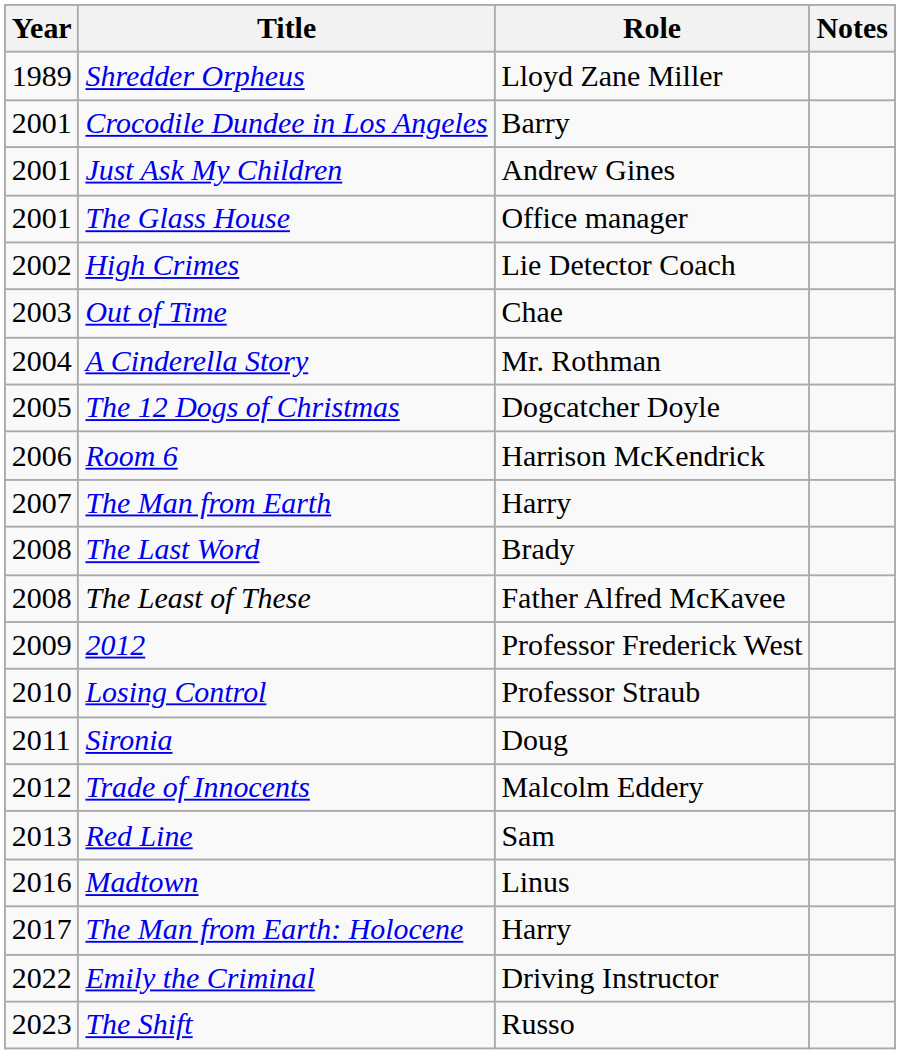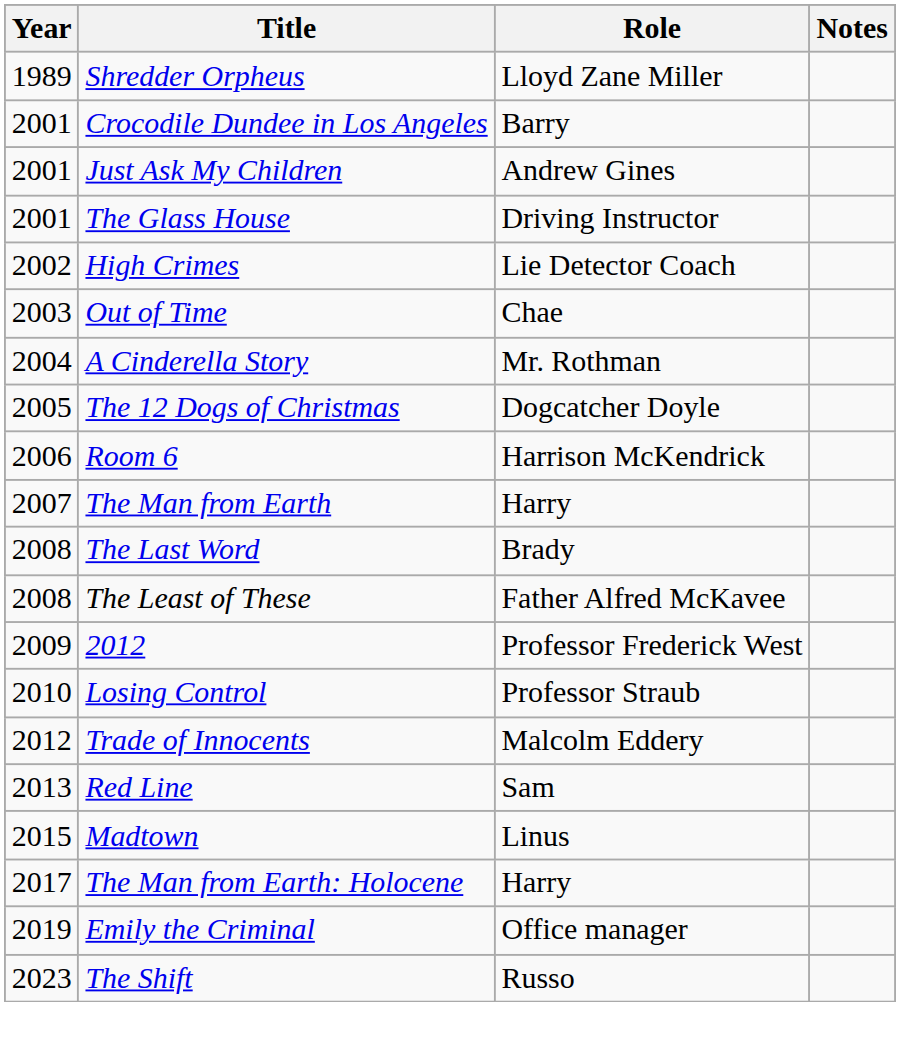(595, 218) Office manager -> (610, 218) Driving Instructor
- row: (129, 739)
(42, 882) 2016 -> (42, 834) 2015
(42, 977) 2022 -> (42, 929) 2019
(610, 977) Driving Instructor -> (595, 929) Office manager
